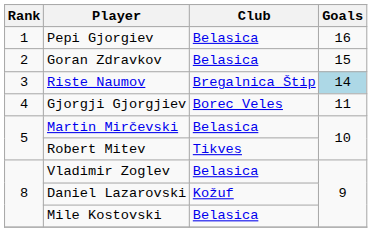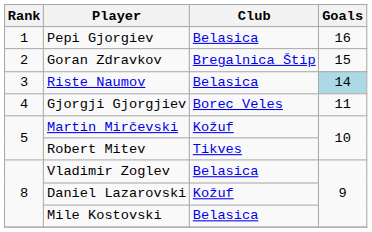(226, 60) Belasica -> (254, 60) Bregalnica Štip
(254, 82) Bregalnica Štip -> (226, 82) Belasica
(226, 127) Belasica -> (213, 127) Kožuf
